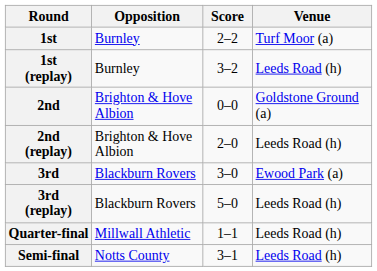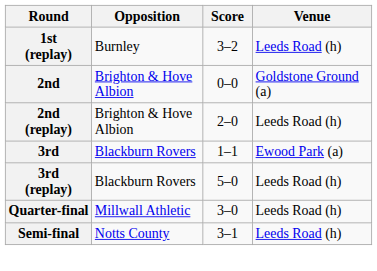- row: (49, 38)
(227, 173) 3–0 -> (227, 151) 1–1
(227, 233) 1–1 -> (227, 211) 3–0
